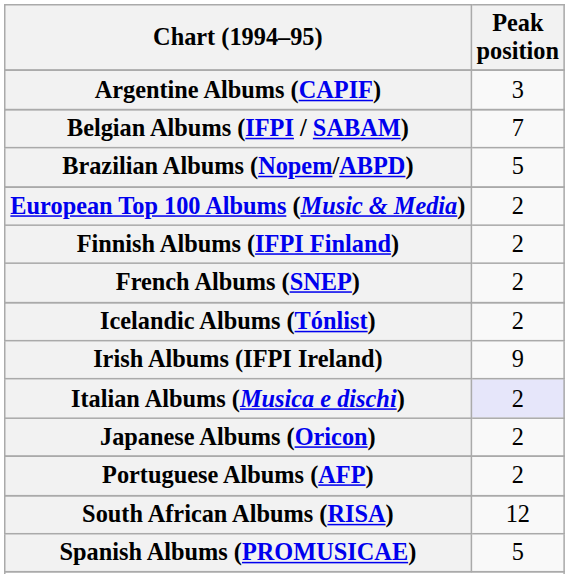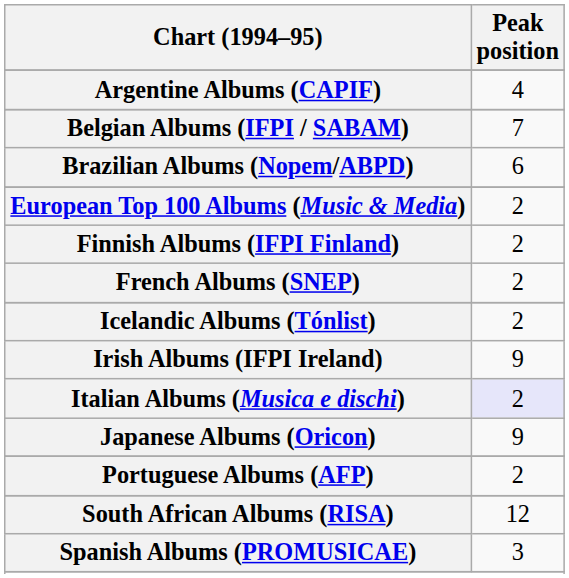(518, 89) 3 -> (518, 89) 4
(518, 166) 5 -> (518, 166) 6
(518, 436) 2 -> (518, 436) 9
(518, 552) 5 -> (518, 552) 3
